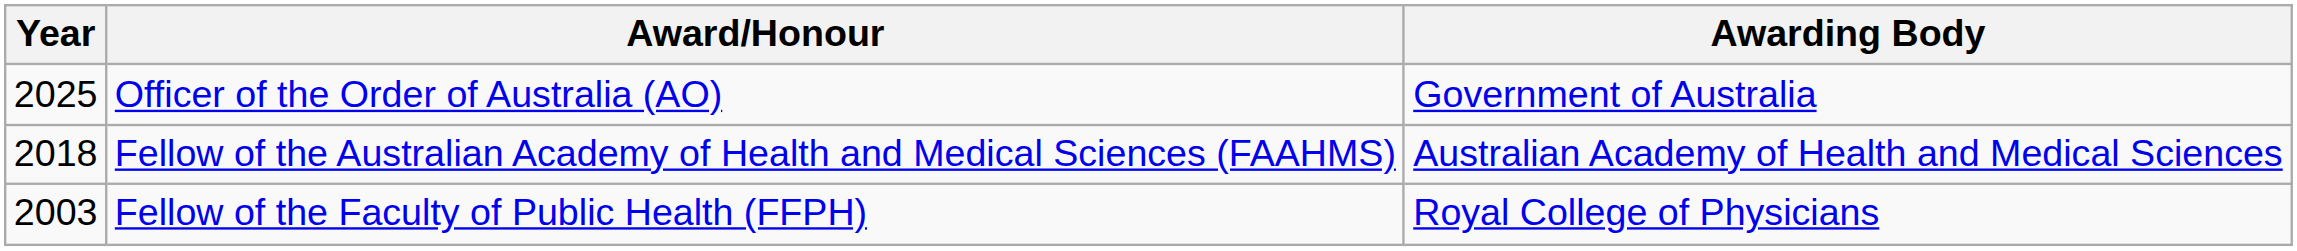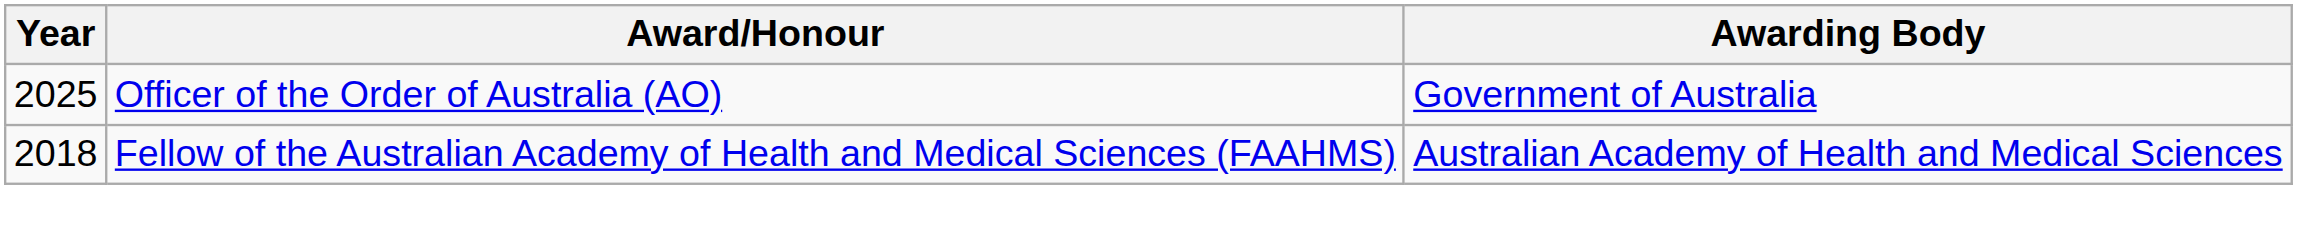- row: (491, 213)
